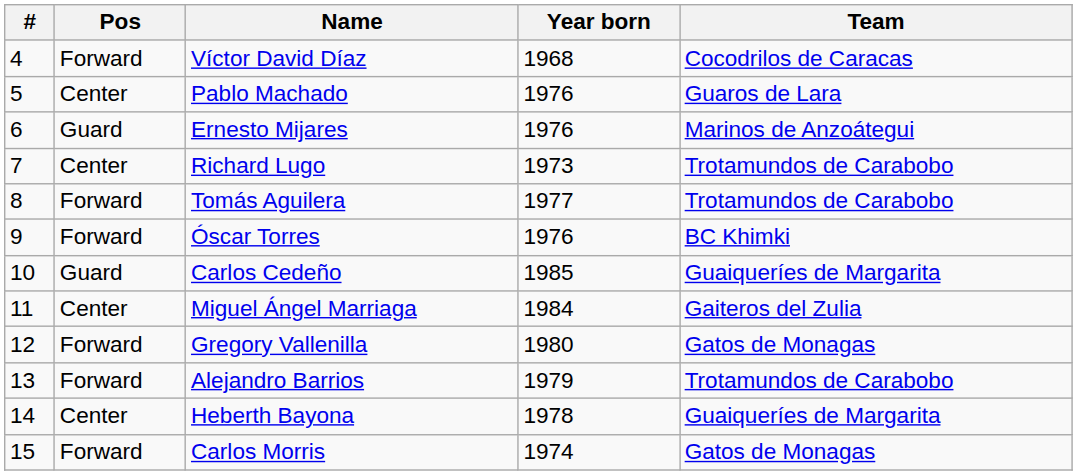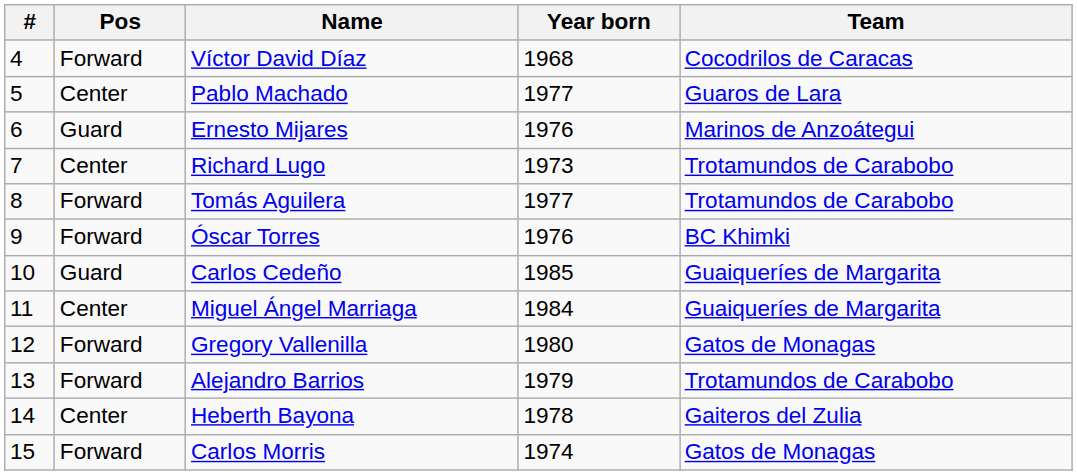(549, 93) 1976 -> (549, 93) 1977
(773, 308) Gaiteros del Zulia -> (813, 308) Guaiqueríes de Margarita
(813, 415) Guaiqueríes de Margarita -> (773, 415) Gaiteros del Zulia
